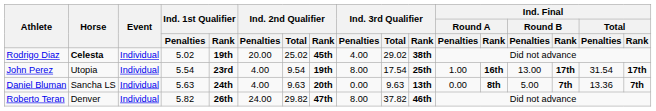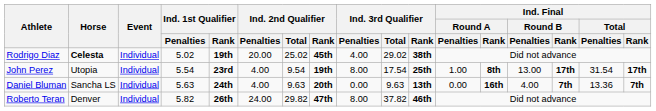(494, 70) 16th -> (494, 70) 8th
(494, 85) 8th -> (494, 85) 16th
(530, 85) 5.00 -> (530, 85) 4.00
